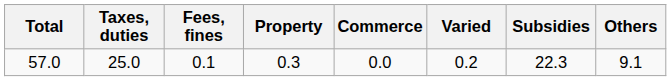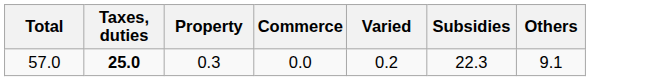- column: (204, 26)
(124, 62) normal -> (124, 62) bold
